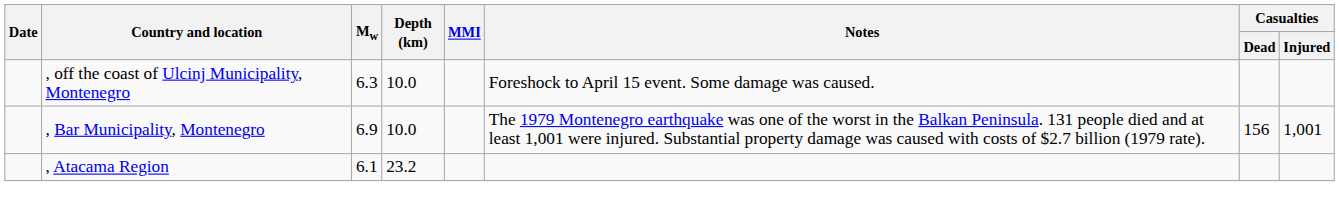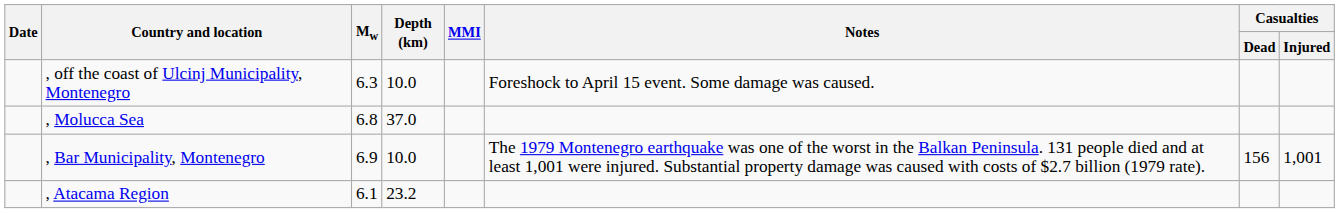+ row: (95, 119)
